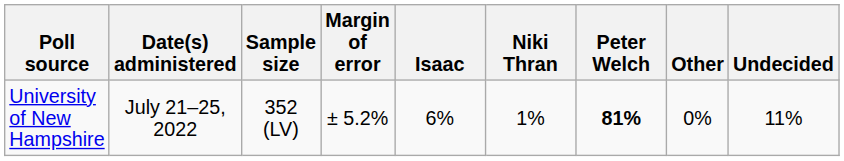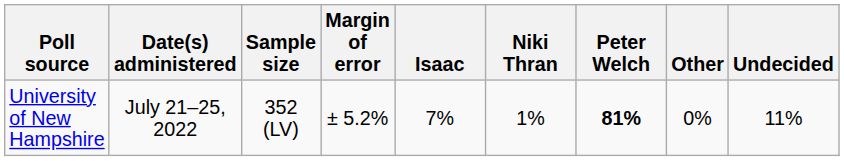(440, 118) 6% -> (440, 118) 7%
